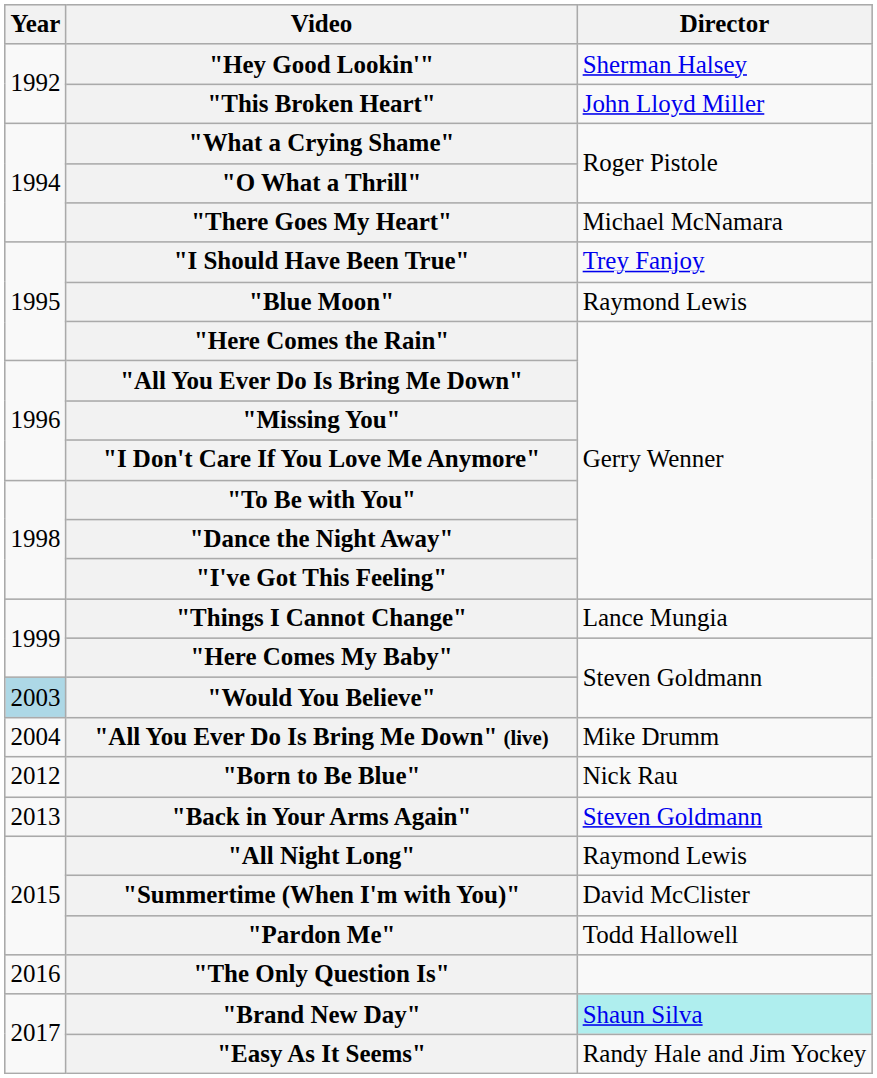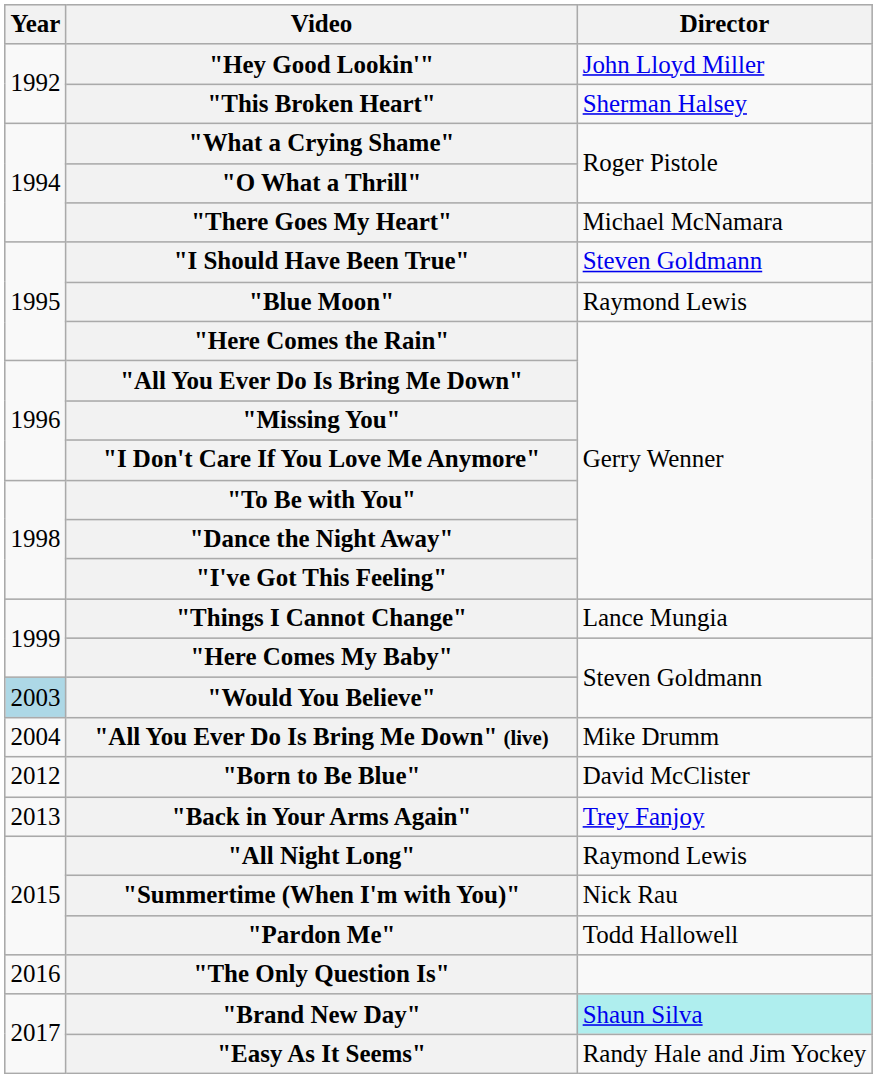(665, 63) Sherman Halsey -> (673, 63) John Lloyd Miller
(673, 103) John Lloyd Miller -> (665, 103) Sherman Halsey
(644, 261) Trey Fanjoy -> (672, 261) Steven Goldmann
(630, 776) Nick Rau -> (666, 776) David McClister
(672, 815) Steven Goldmann -> (644, 815) Trey Fanjoy
(666, 895) David McClister -> (630, 895) Nick Rau
